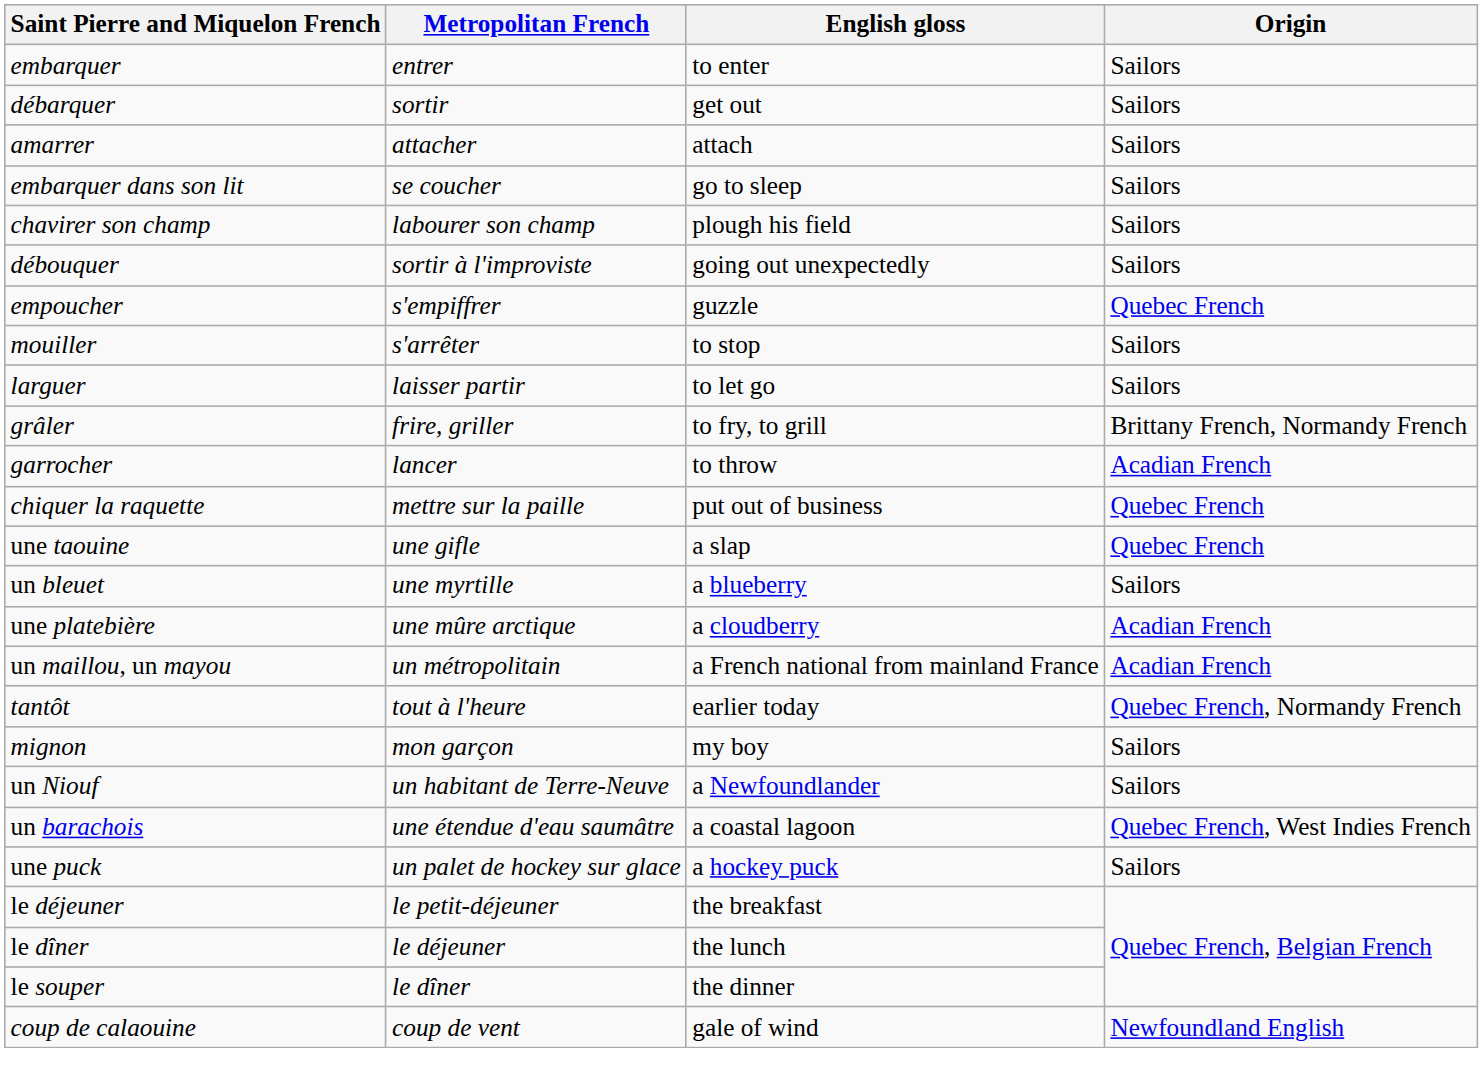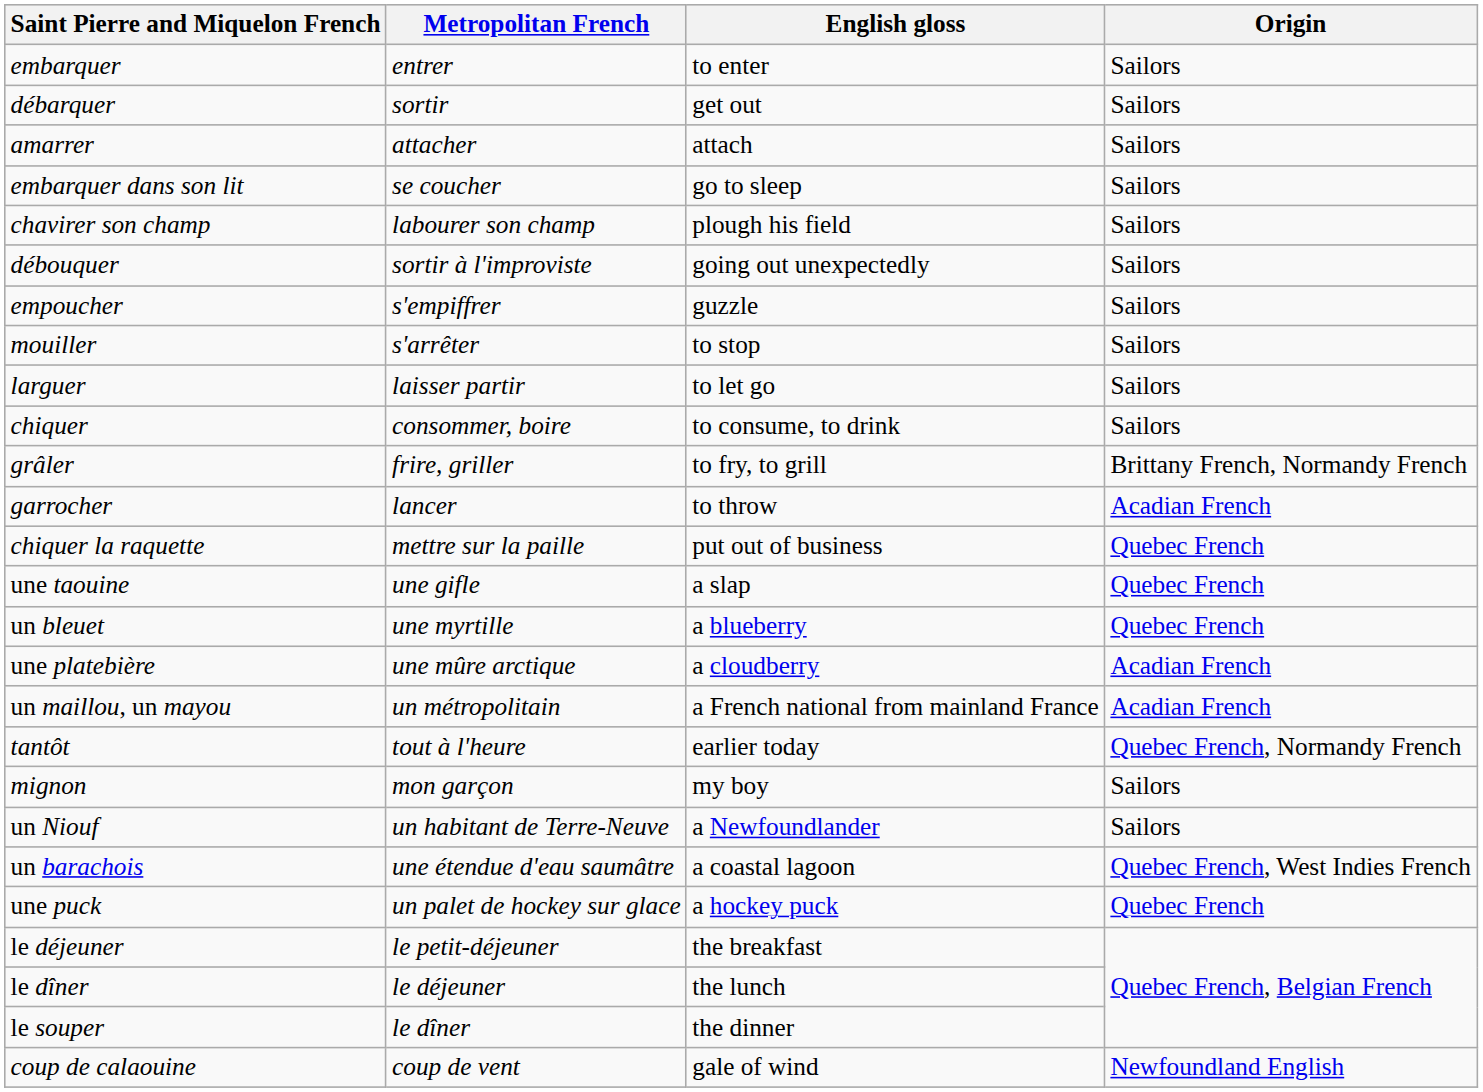(1187, 305) Quebec French -> (1146, 305) Sailors
+ row: (49, 425)
(1146, 585) Sailors -> (1187, 625) Quebec French
(1146, 866) Sailors -> (1187, 906) Quebec French
